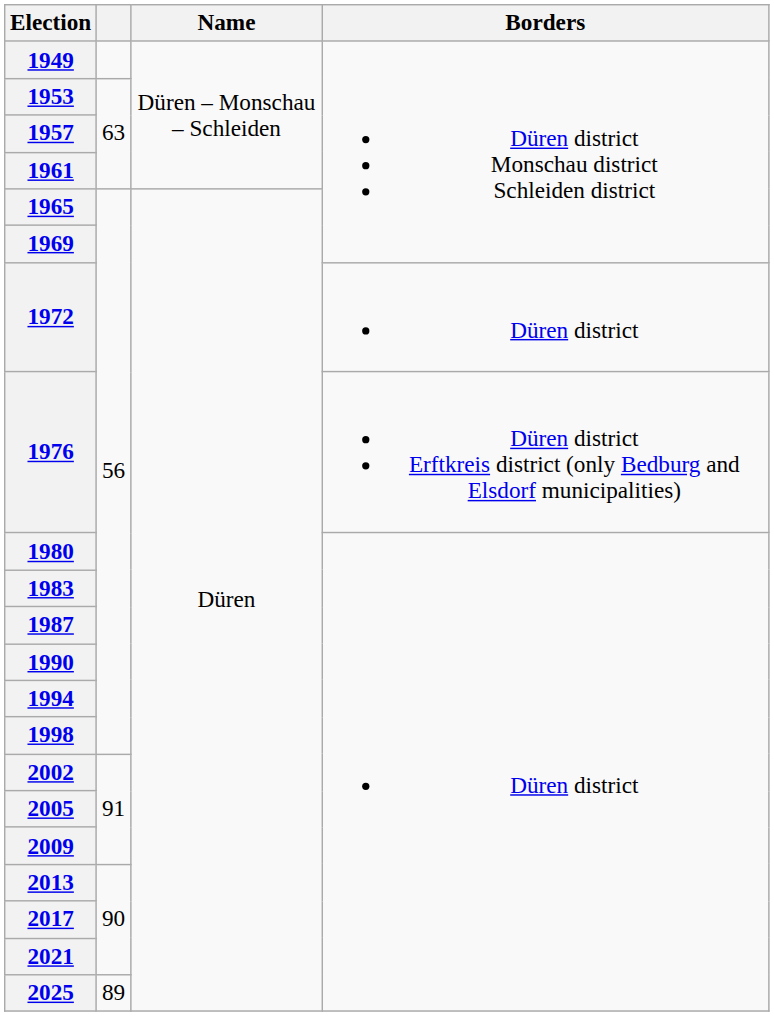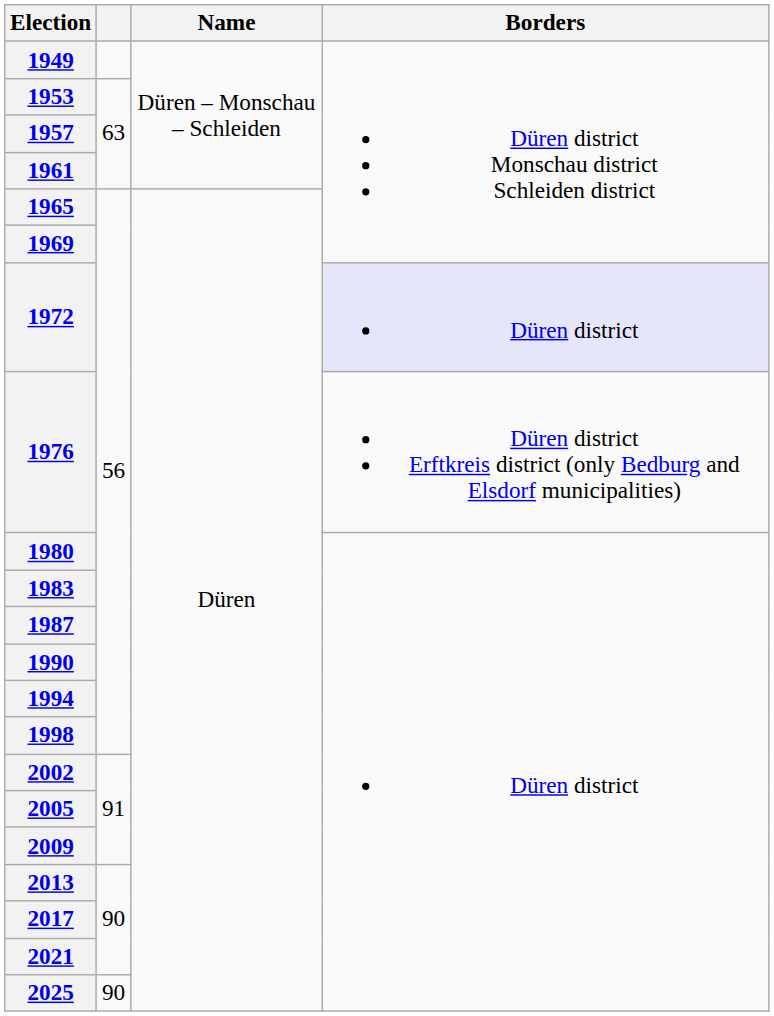(545, 330) no background -> (545, 330) lavender background
(114, 992) 89 -> (114, 992) 90
